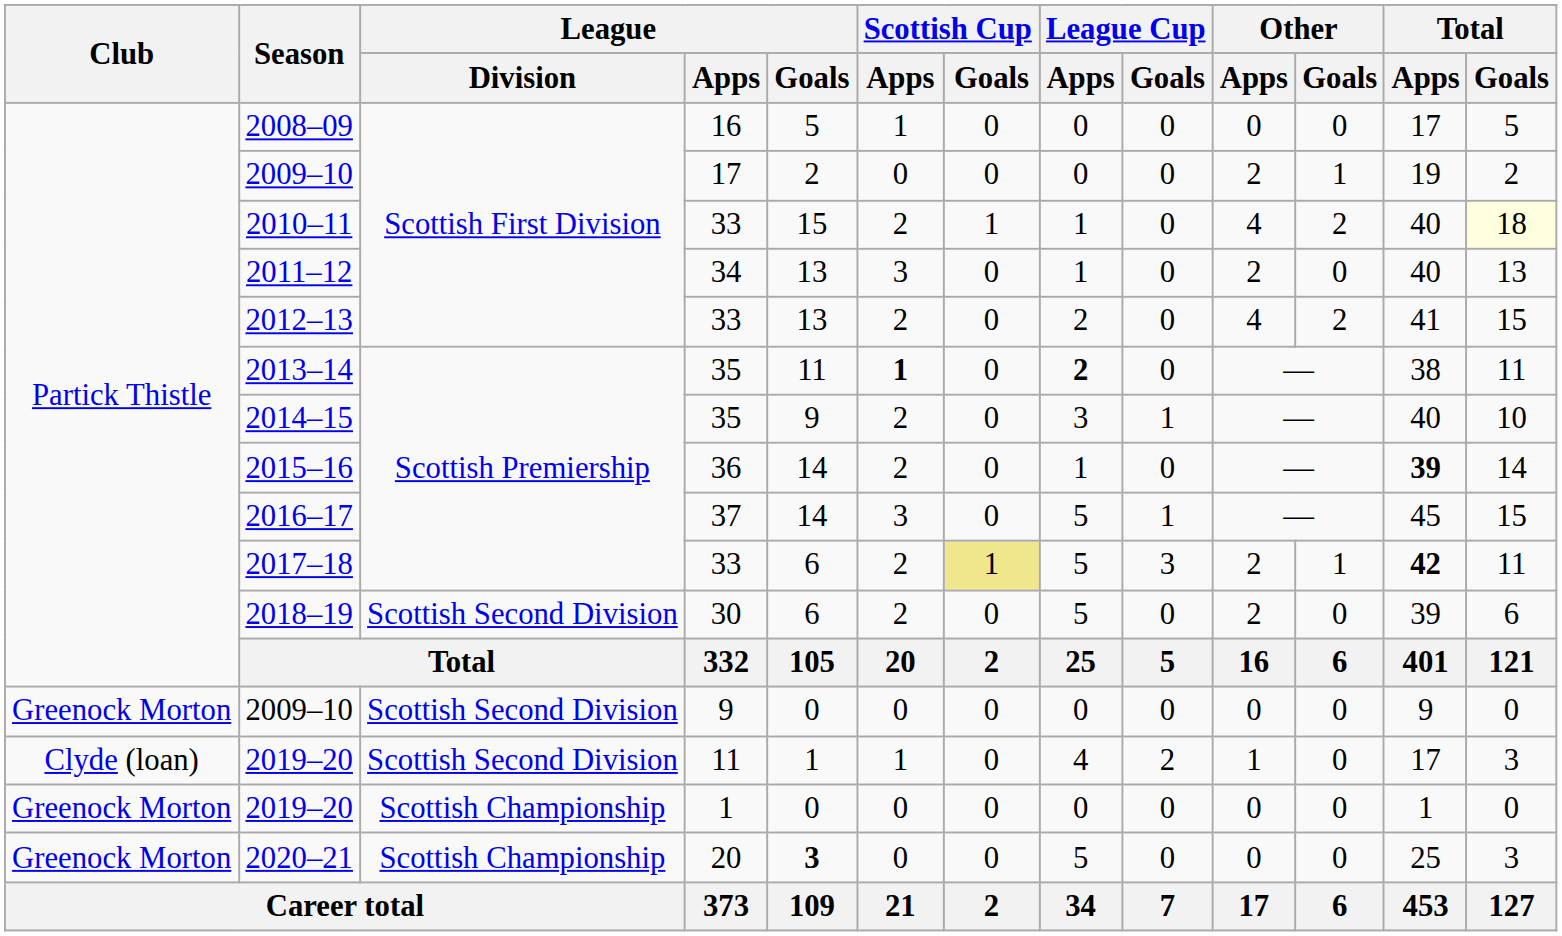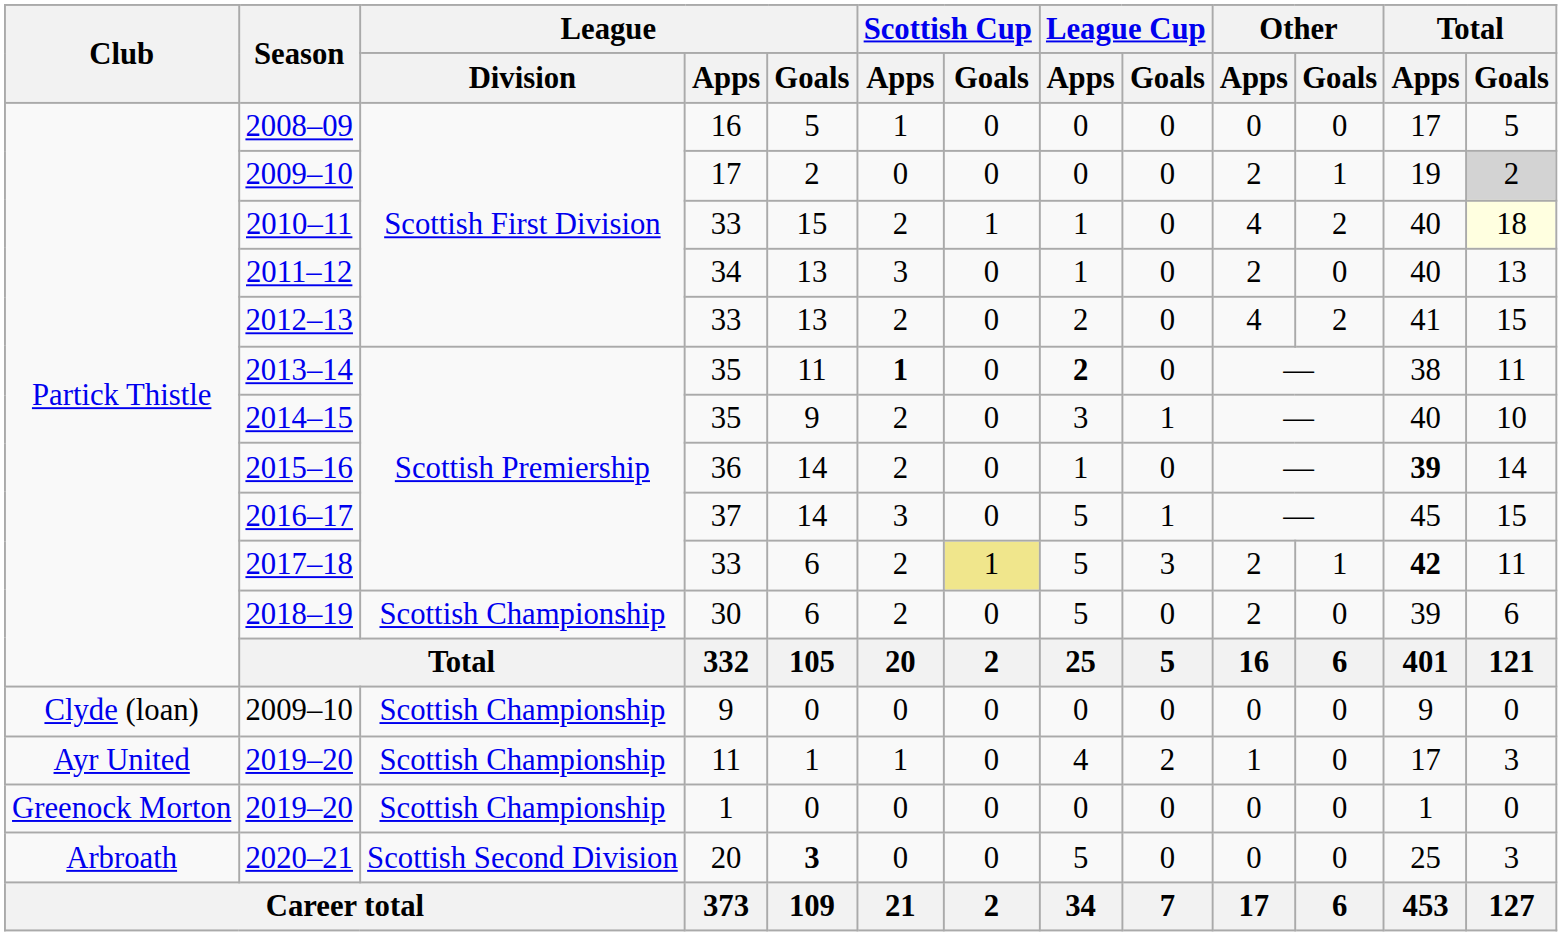(1511, 175) no background -> (1511, 175) lightgrey background
(522, 613) Scottish Second Division -> (522, 613) Scottish Championship
(122, 710) Greenock Morton -> (122, 710) Clyde (loan)
(522, 710) Scottish Second Division -> (522, 710) Scottish Championship
(122, 759) Clyde (loan) -> (122, 759) Ayr United
(522, 759) Scottish Second Division -> (522, 759) Scottish Championship
(122, 857) Greenock Morton -> (122, 857) Arbroath
(522, 857) Scottish Championship -> (522, 857) Scottish Second Division
